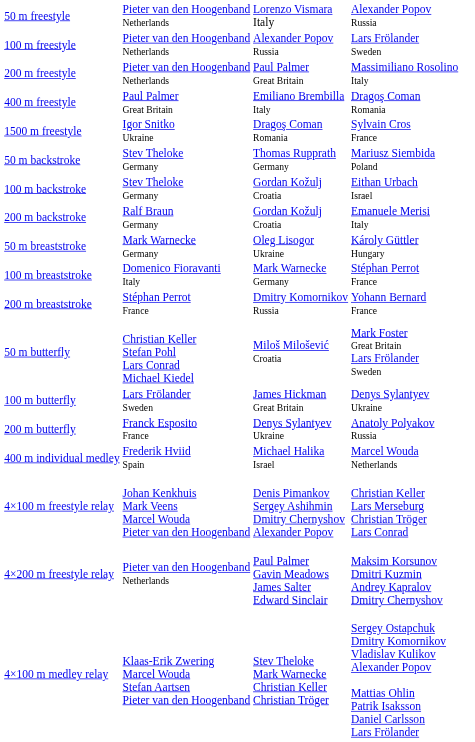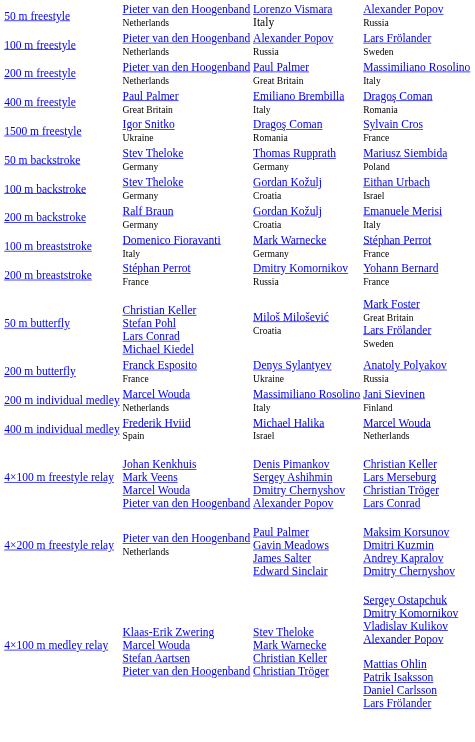- row: (45, 246)
- row: (40, 400)
+ row: (62, 400)
